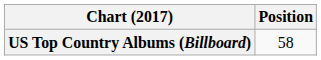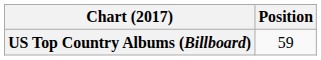(286, 42) 58 -> (286, 42) 59
